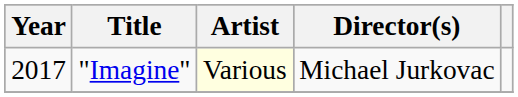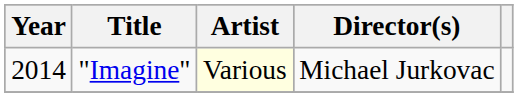(39, 69) 2017 -> (39, 69) 2014
